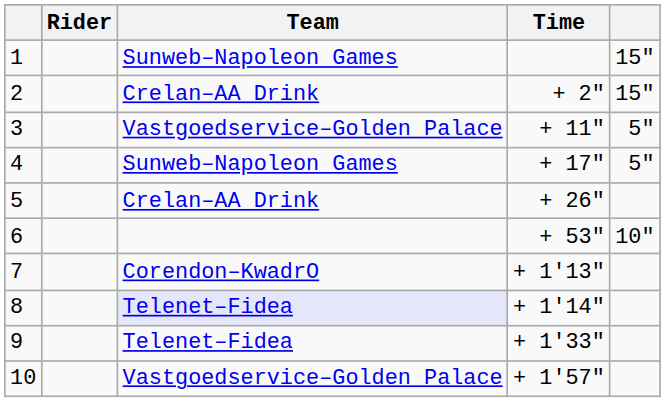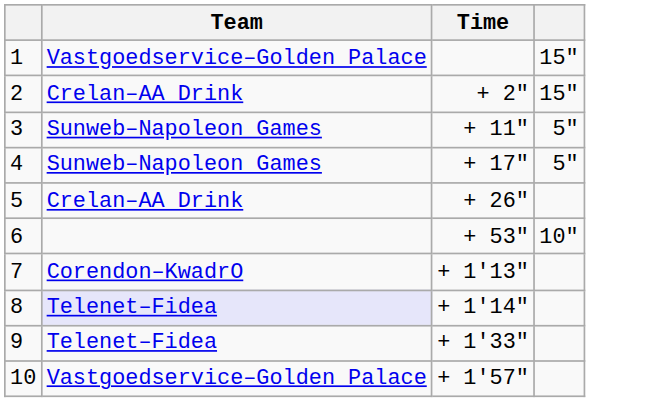- column: (79, 23)
(260, 58) Sunweb–Napoleon Games -> (237, 58) Vastgoedservice–Golden Palace
(313, 129) Vastgoedservice–Golden Palace -> (184, 129) Sunweb–Napoleon Games
